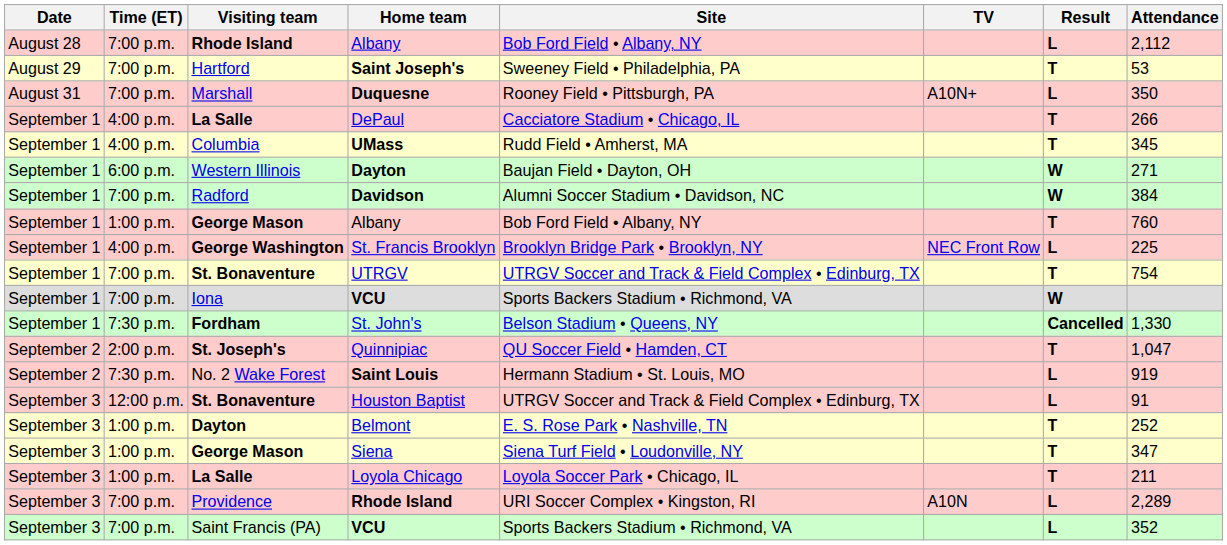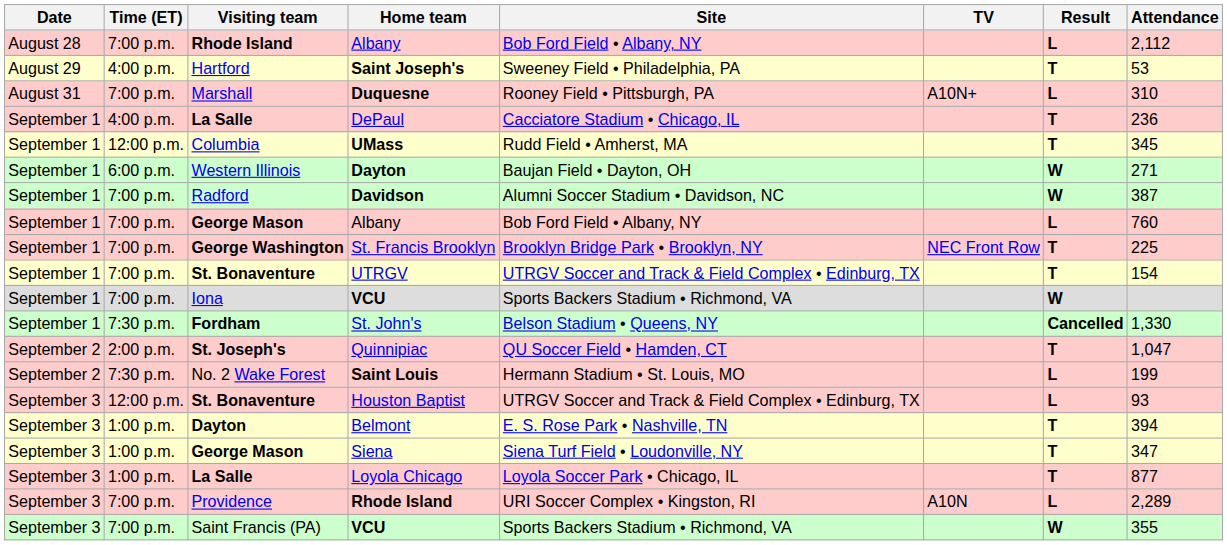(142, 68) 7:00 p.m. -> (142, 68) 4:00 p.m.
(1144, 94) 350 -> (1144, 94) 310
(1144, 119) 266 -> (1144, 119) 236
(142, 145) 4:00 p.m. -> (146, 145) 12:00 p.m.
(1144, 196) 384 -> (1144, 196) 387
(142, 222) 1:00 p.m. -> (142, 222) 7:00 p.m.
(1052, 222) T -> (1052, 222) L
(142, 247) 4:00 p.m. -> (142, 247) 7:00 p.m.
(1052, 247) L -> (1052, 247) T
(1144, 273) 754 -> (1144, 273) 154
(1144, 375) 919 -> (1144, 375) 199
(1140, 400) 91 -> (1140, 400) 93
(1144, 426) 252 -> (1144, 426) 394
(1144, 477) 211 -> (1144, 477) 877
(1052, 528) L -> (1055, 528) W
(1144, 528) 352 -> (1144, 528) 355
